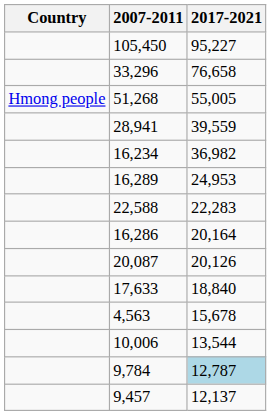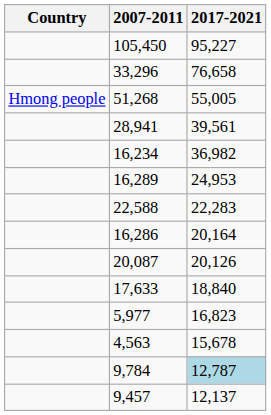(214, 126) 39,559 -> (214, 126) 39,561
+ row: (132, 316)
- row: (136, 343)
